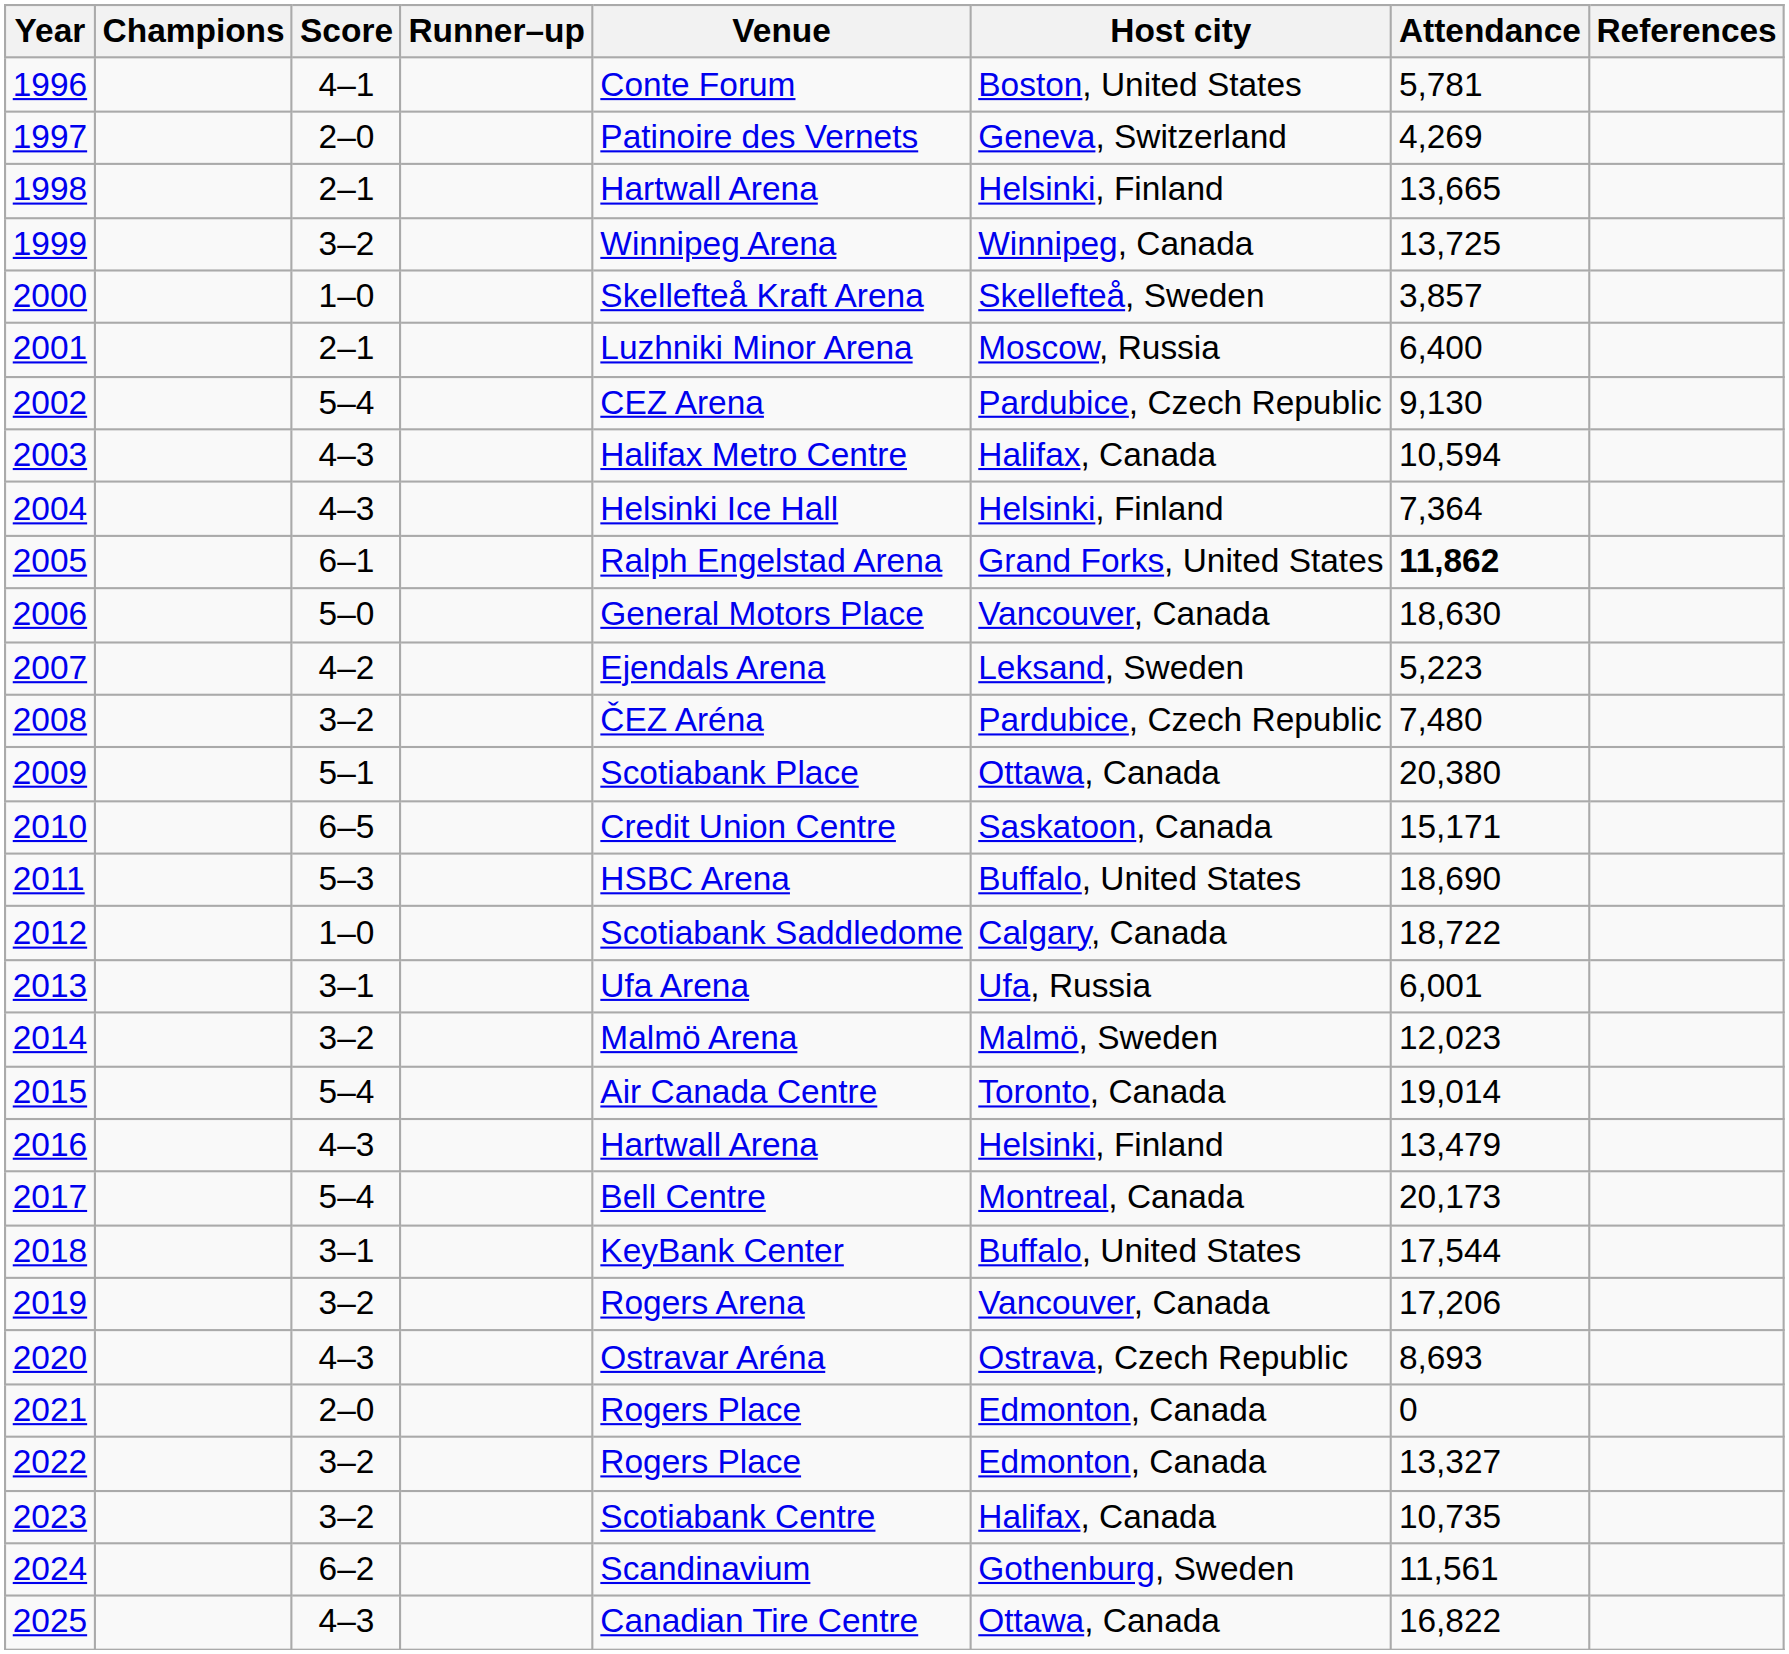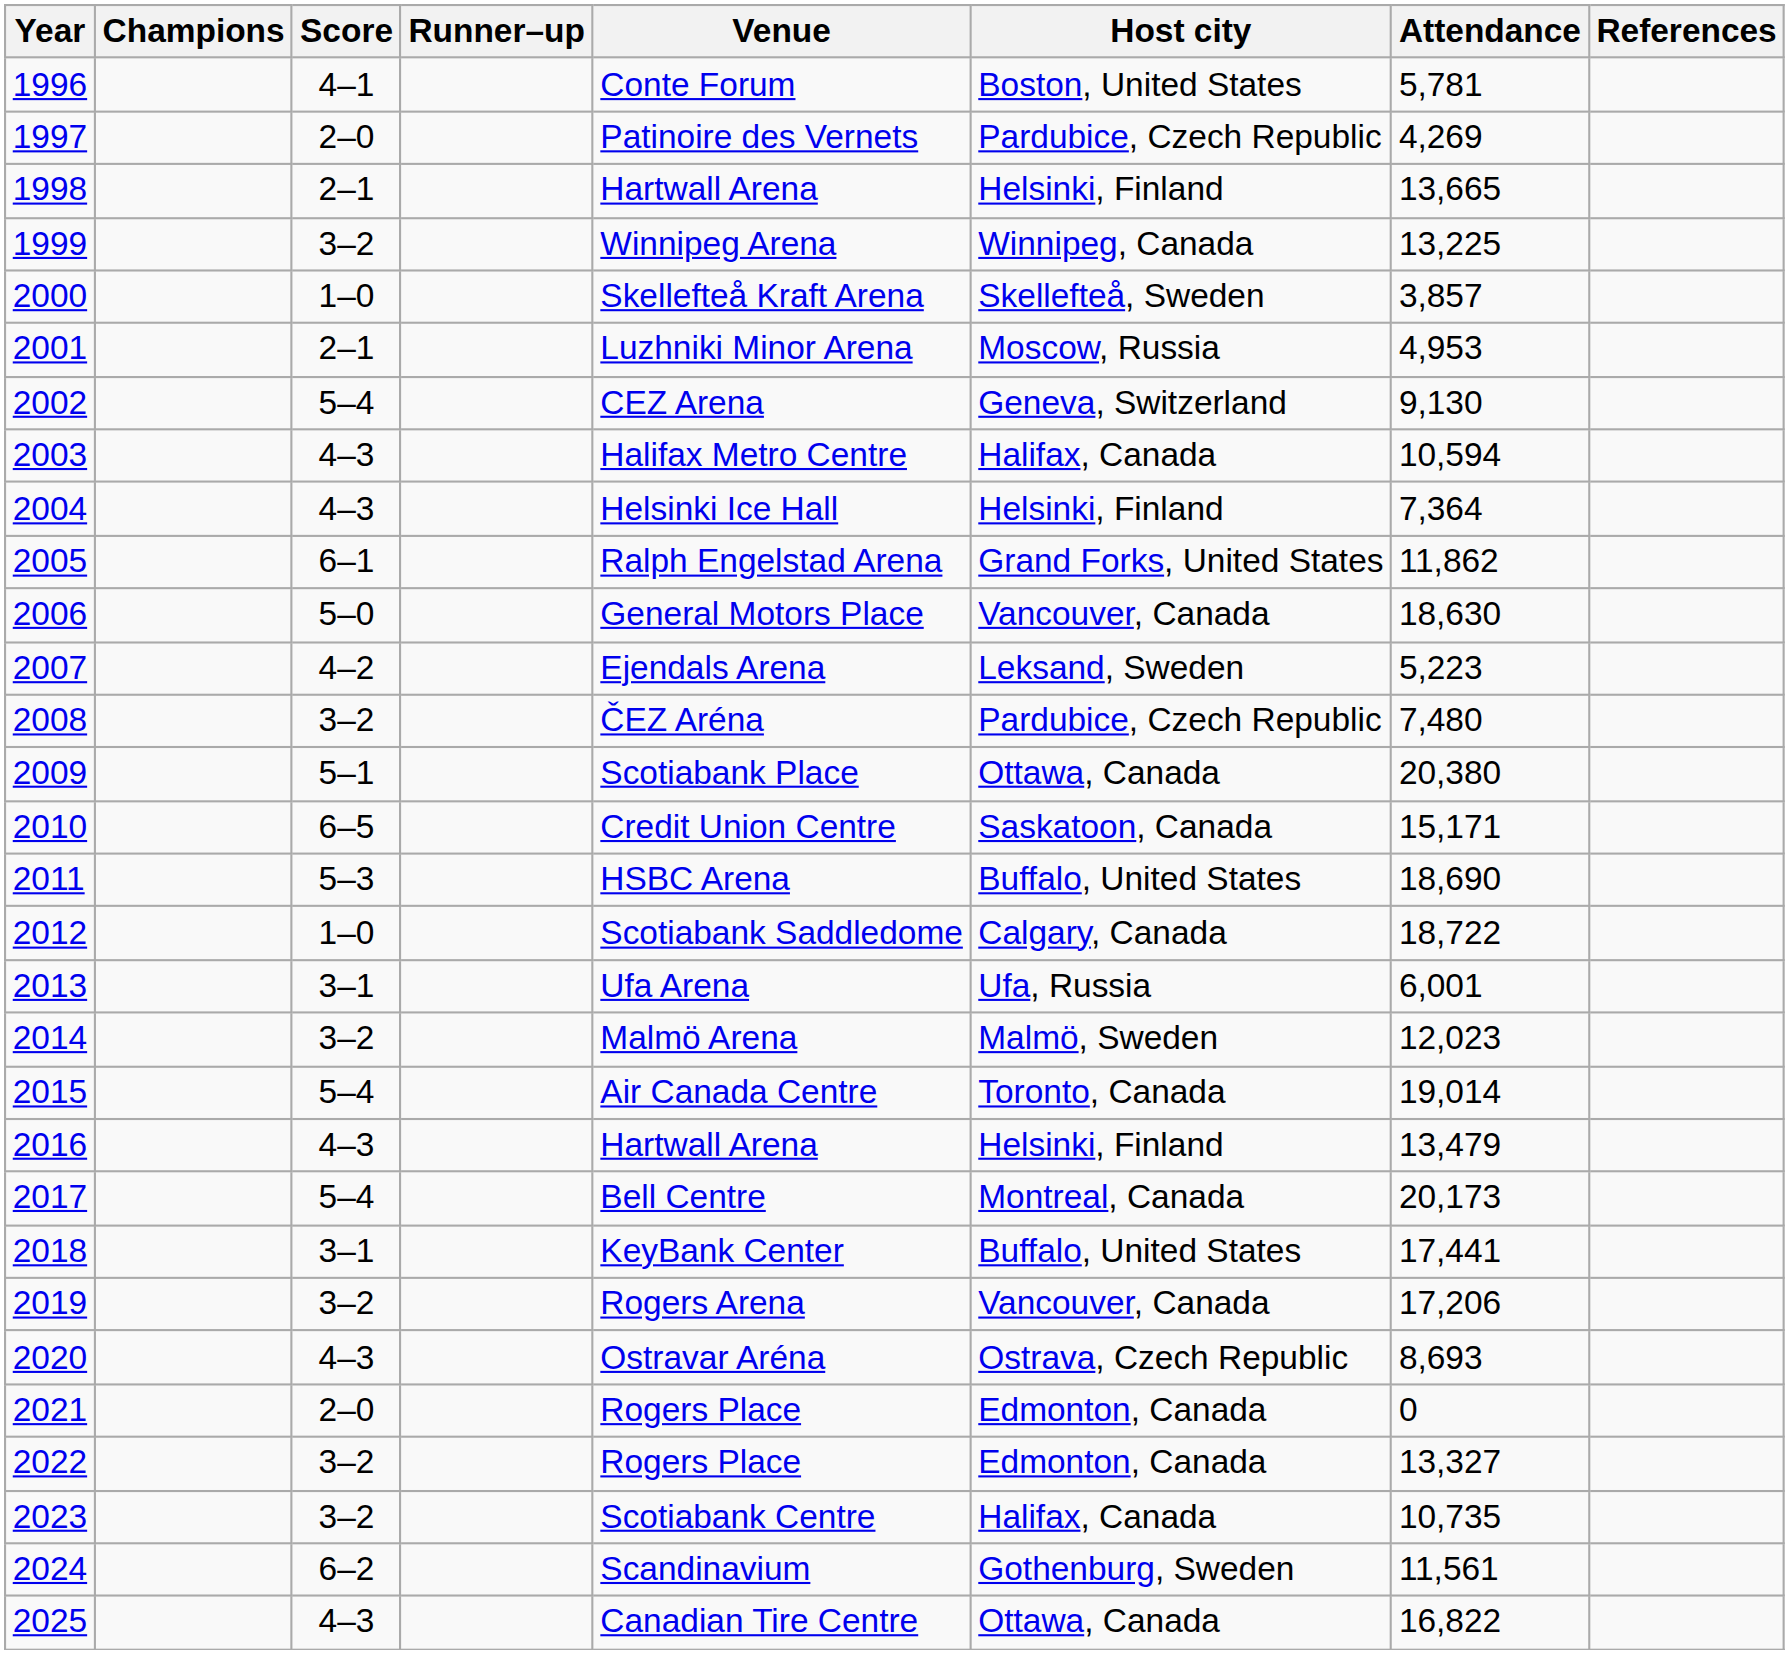(1133, 137) Geneva, Switzerland -> (1180, 137) Pardubice, Czech Republic
(1450, 243) 13,725 -> (1450, 243) 13,225
(1441, 349) 6,400 -> (1441, 349) 4,953
(1180, 402) Pardubice, Czech Republic -> (1133, 402) Geneva, Switzerland
(1449, 561) bold -> (1449, 561) normal
(1450, 1250) 17,544 -> (1450, 1250) 17,441
